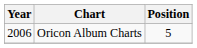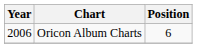(168, 33) 5 -> (168, 33) 6
